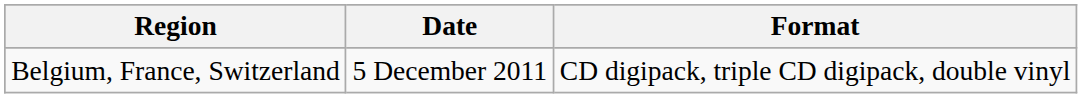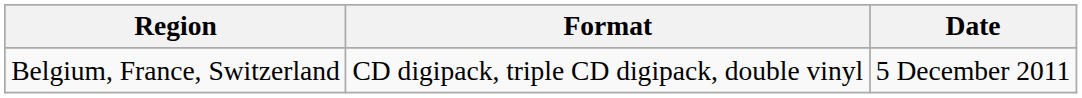columns swapped: (450, 26) <-> (815, 26)
